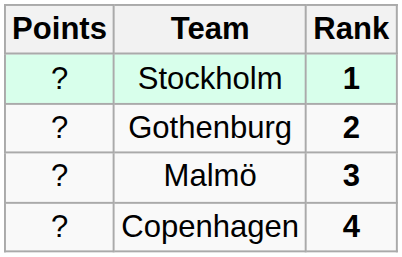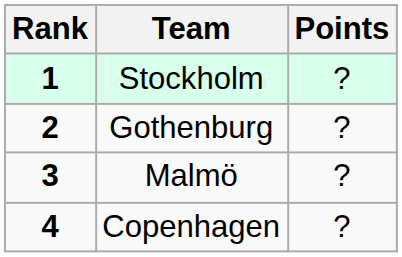columns swapped: (351, 29) <-> (60, 29)
